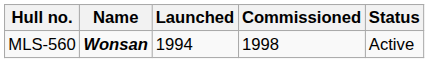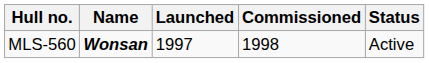(174, 44) 1994 -> (174, 44) 1997
